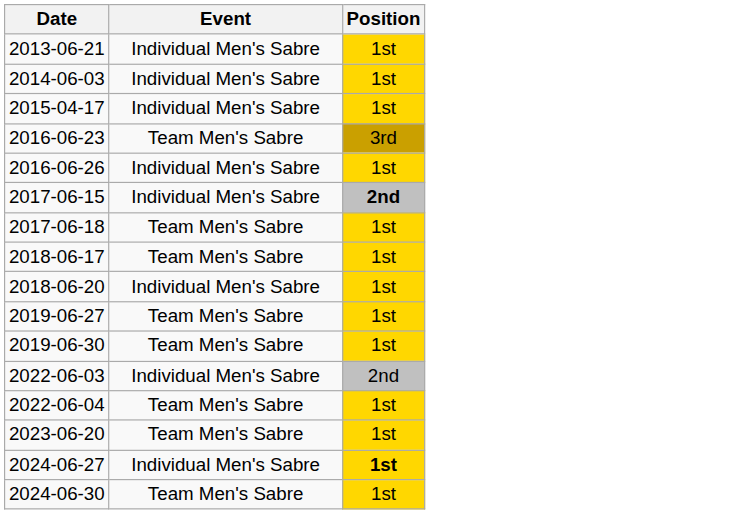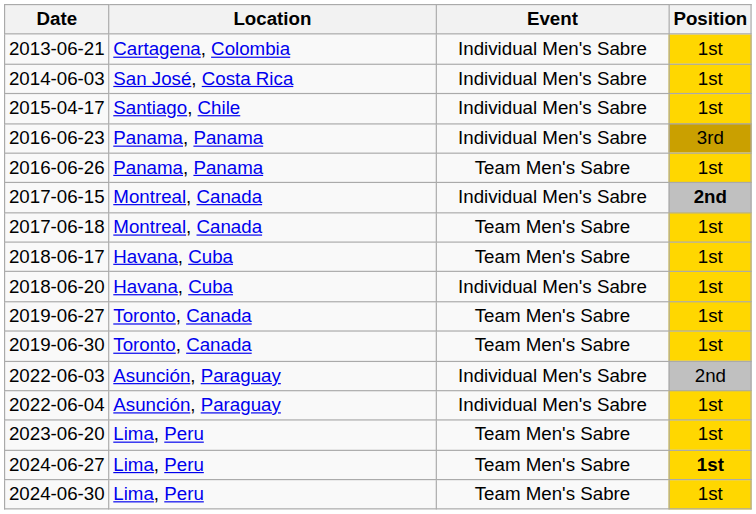+ column: (272, 19)
(226, 138) Team Men's Sabre -> (552, 138) Individual Men's Sabre
(226, 167) Individual Men's Sabre -> (552, 167) Team Men's Sabre
(226, 405) Team Men's Sabre -> (552, 405) Individual Men's Sabre
(226, 464) Individual Men's Sabre -> (552, 464) Team Men's Sabre
